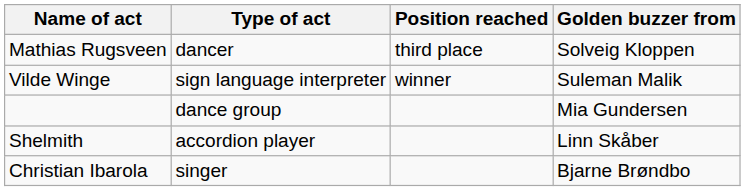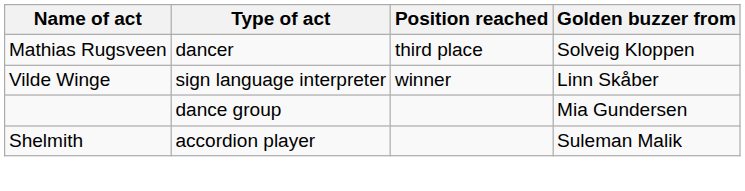(620, 79) Suleman Malik -> (608, 79) Linn Skåber
(608, 140) Linn Skåber -> (620, 140) Suleman Malik
- row: (78, 170)
